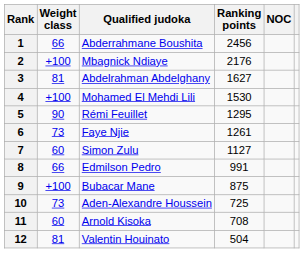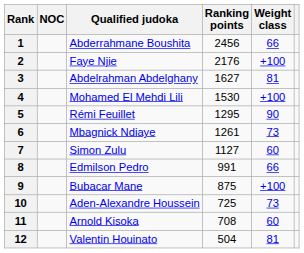columns swapped: (279, 19) <-> (58, 19)
(125, 61) Mbagnick Ndiaye -> (93, 61) Faye Njie
(105, 132) Faye Njie -> (112, 132) Mbagnick Ndiaye
